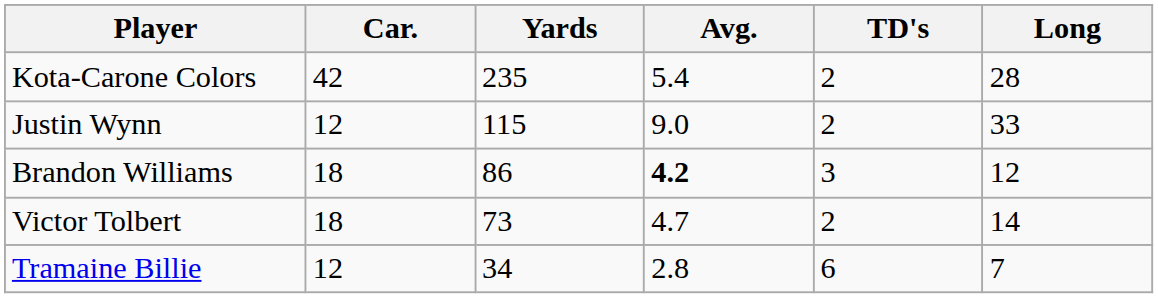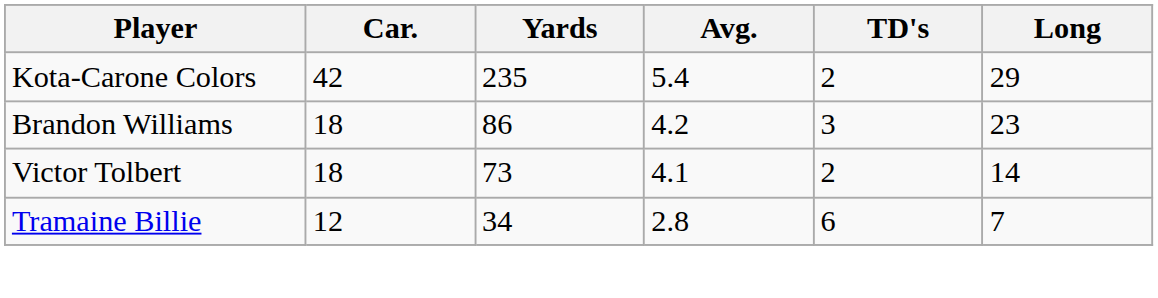(1005, 76) 28 -> (1005, 76) 29
- row: (87, 124)
(670, 172) bold -> (670, 124) normal
(1005, 172) 12 -> (1005, 124) 23
(670, 220) 4.7 -> (670, 172) 4.1
